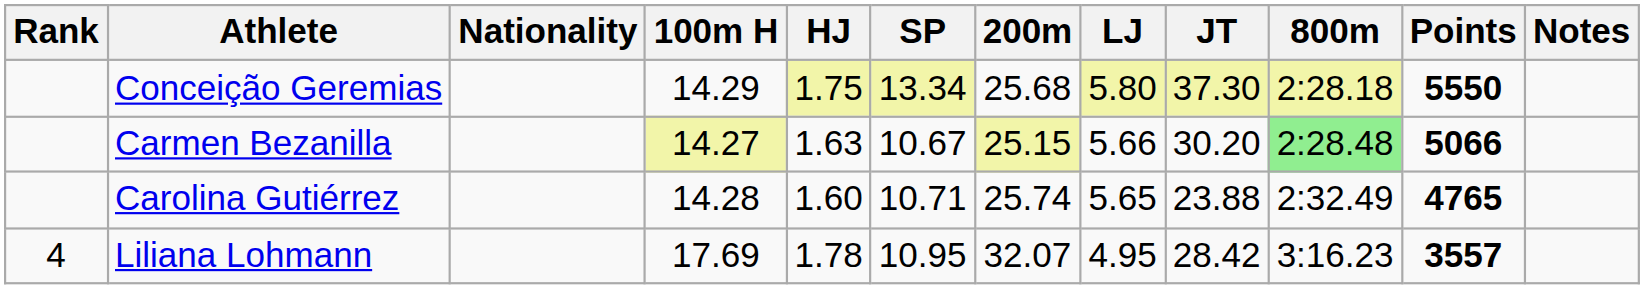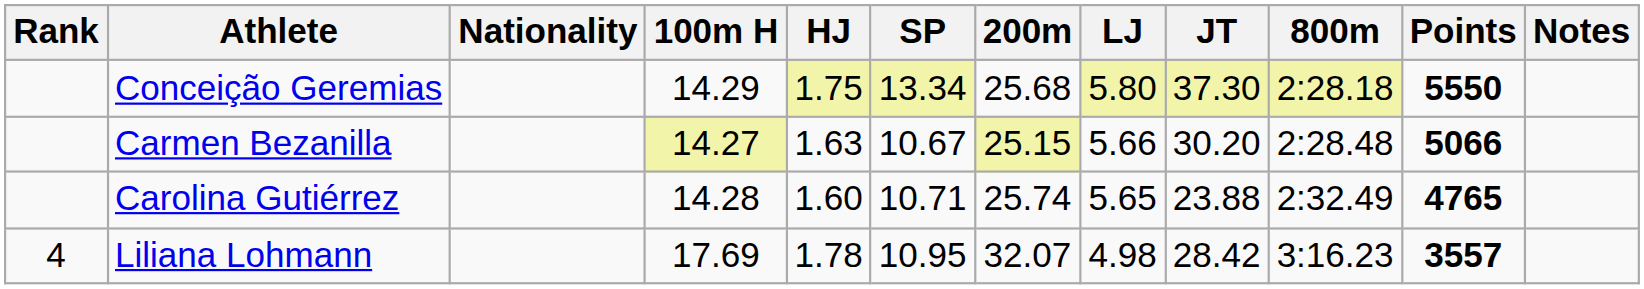(1335, 143) lightgreen background -> (1335, 143) no background
(1123, 254) 4.95 -> (1123, 254) 4.98
